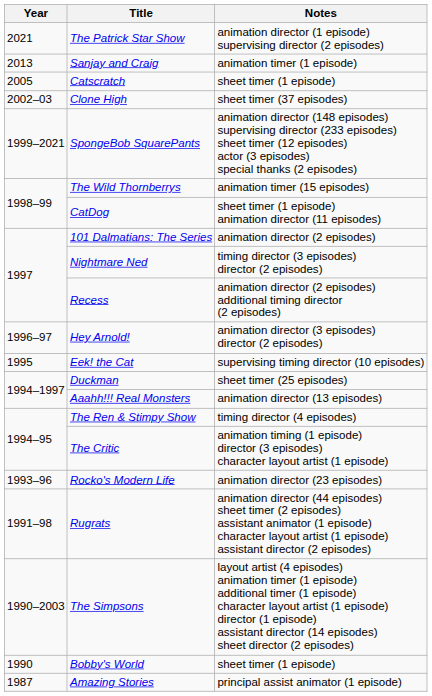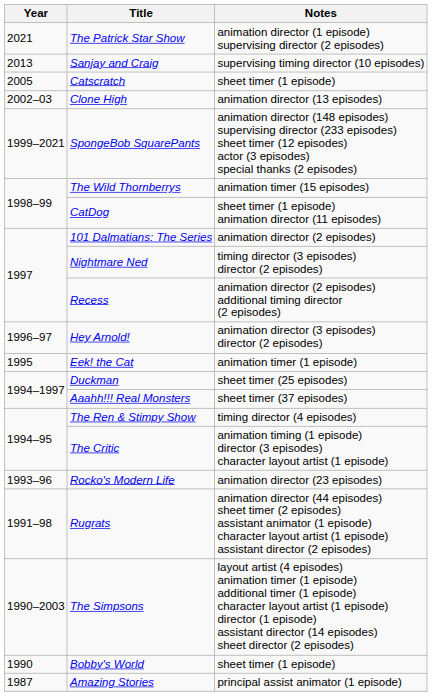(287, 63) animation timer (1 episode) -> (321, 63) supervising timing director (10 episodes)
(282, 99) sheet timer (37 episodes) -> (300, 99) animation director (13 episodes)
(321, 362) supervising timing director (10 episodes) -> (287, 362) animation timer (1 episode)
(300, 399) animation director (13 episodes) -> (282, 399) sheet timer (37 episodes)
